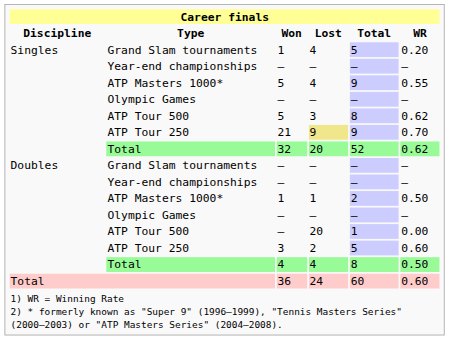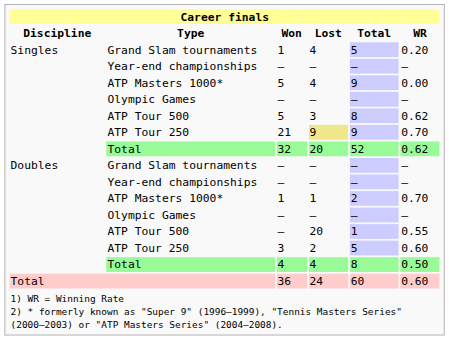(415, 82) 0.55 -> (415, 82) 0.00
(415, 198) 0.50 -> (415, 198) 0.70
(415, 231) 0.00 -> (415, 231) 0.55
